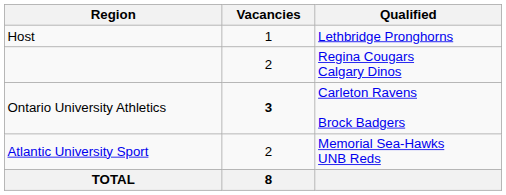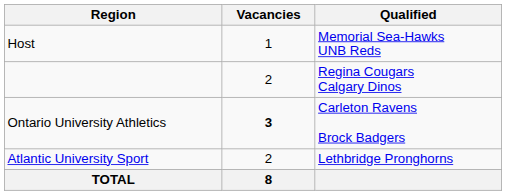(386, 36) Lethbridge Pronghorns -> (381, 43) Memorial Sea-Hawks UNB Reds
(381, 151) Memorial Sea-Hawks UNB Reds -> (386, 159) Lethbridge Pronghorns
